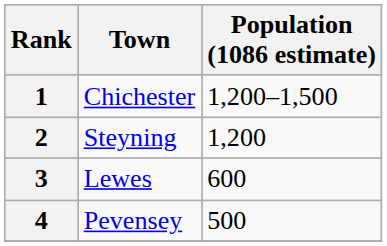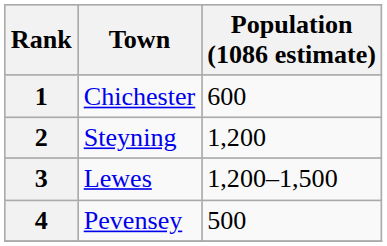(272, 95) 1,200–1,500 -> (227, 95) 600
(227, 178) 600 -> (272, 178) 1,200–1,500
